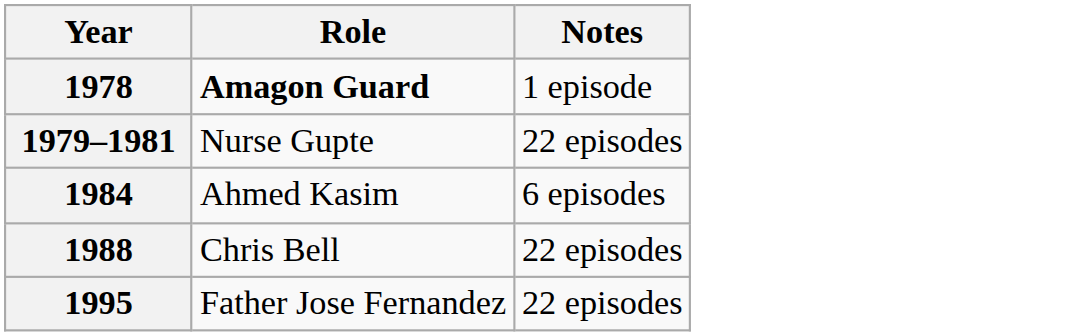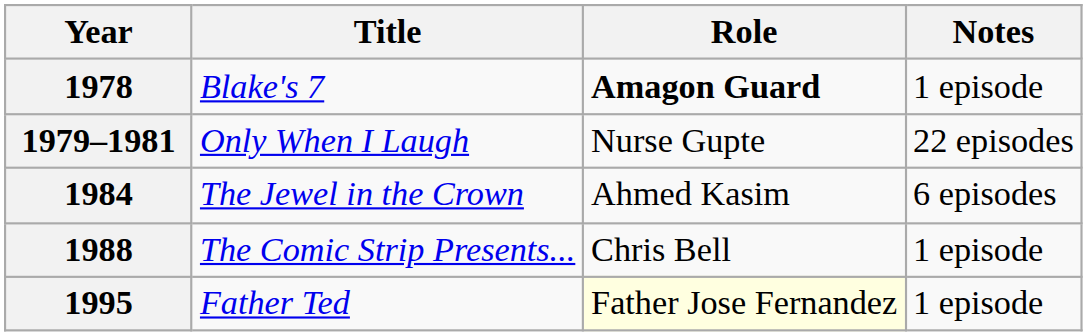+ column: (388, 31)
(602, 248) 22 episodes -> (978, 248) 1 episode
(353, 303) no background -> (744, 303) lightyellow background
(602, 303) 22 episodes -> (978, 303) 1 episode
